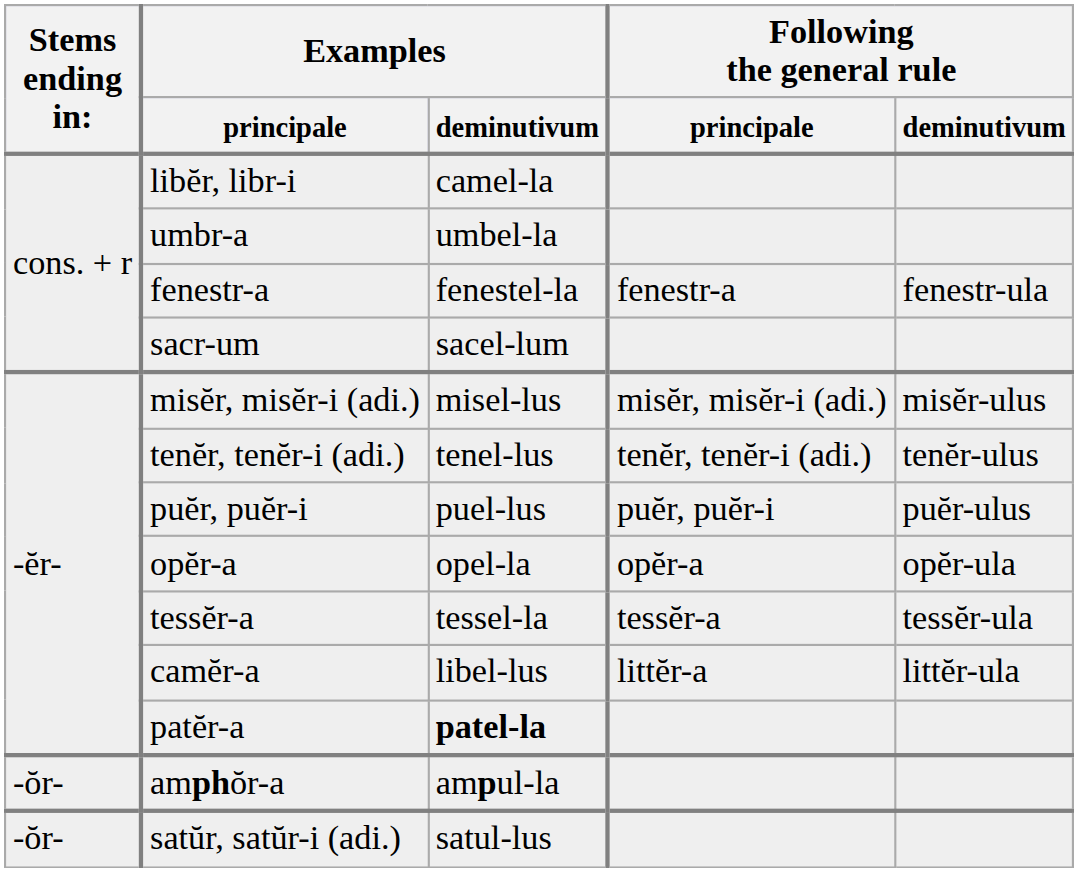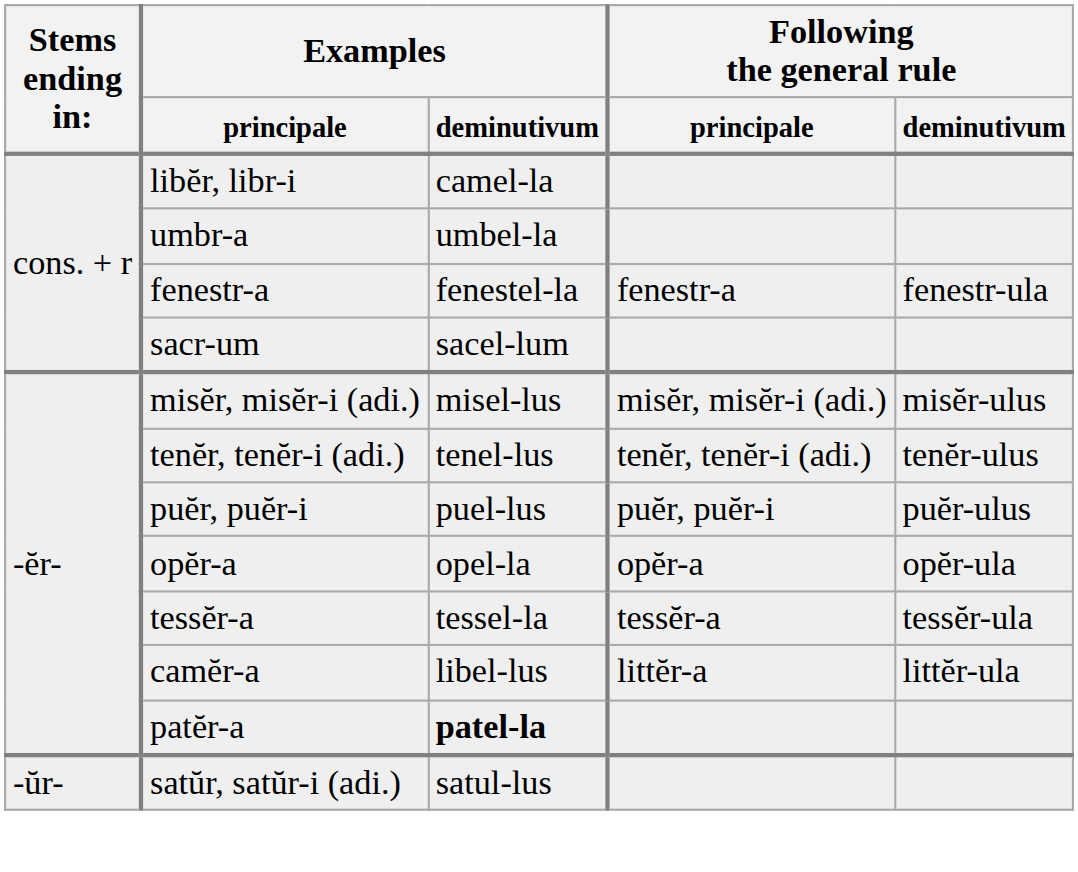- row: (217, 782)
(38, 838) -ŏr- -> (38, 782) -ŭr-
